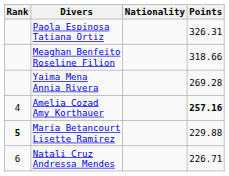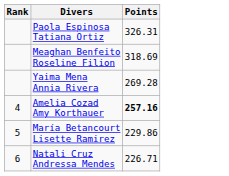- column: (155, 12)
(206, 57) 318.66 -> (141, 57) 318.69
(17, 133) bold -> (17, 133) normal
(206, 133) 229.88 -> (141, 133) 229.86
